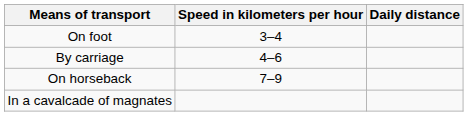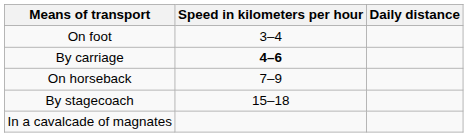(271, 57) normal -> (271, 57) bold
+ row: (90, 100)
